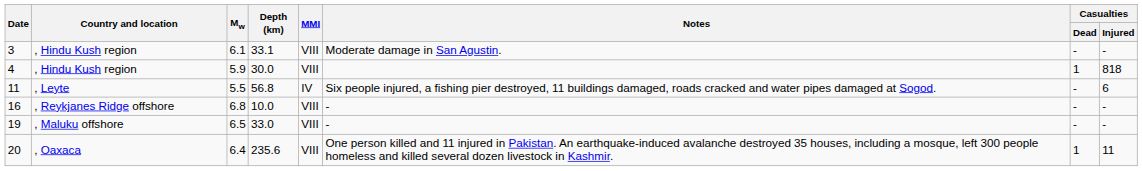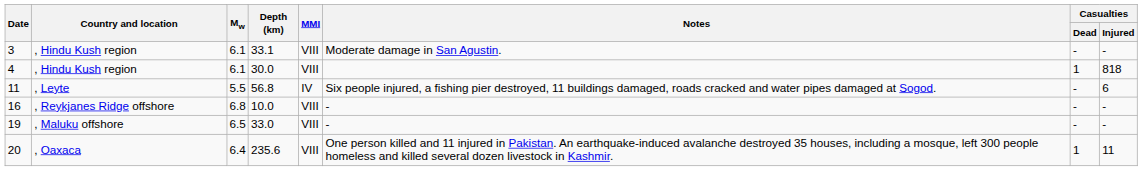(238, 69) 5.9 -> (238, 69) 6.1
